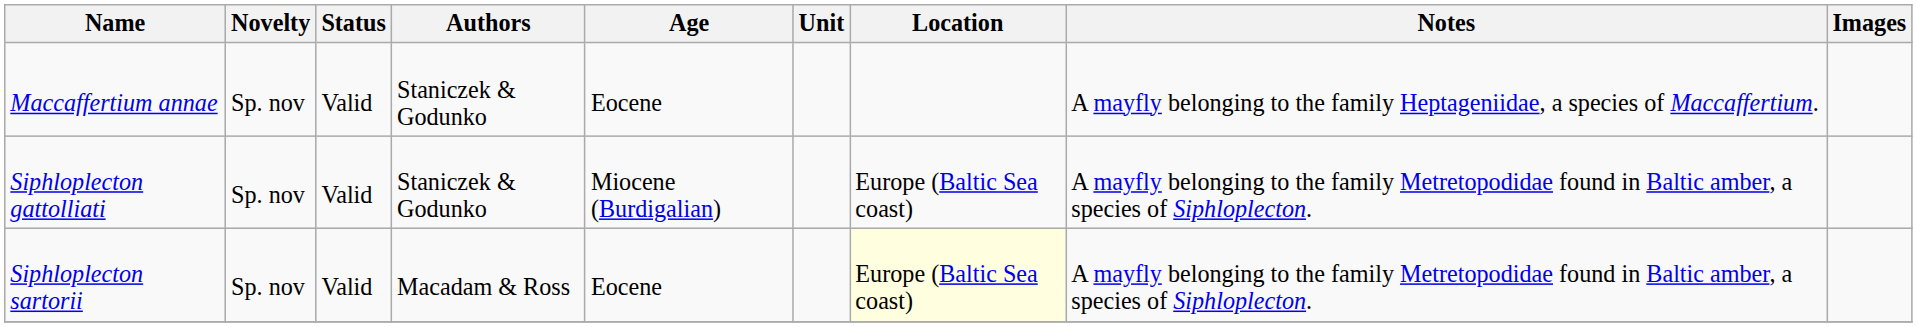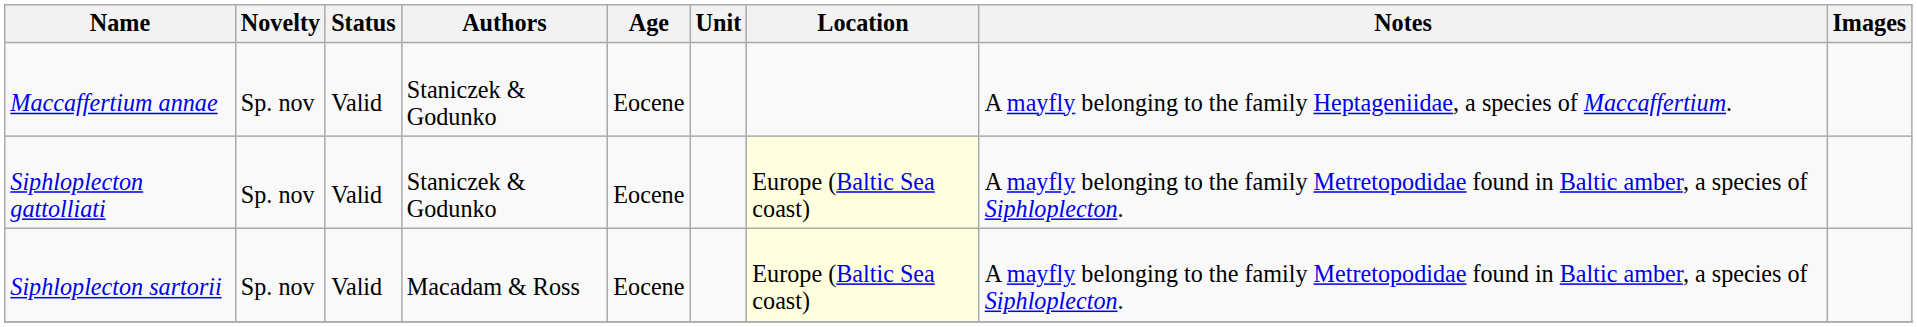(656, 195) Miocene (Burdigalian) -> (649, 195) Eocene
(947, 195) no background -> (844, 195) lightyellow background
